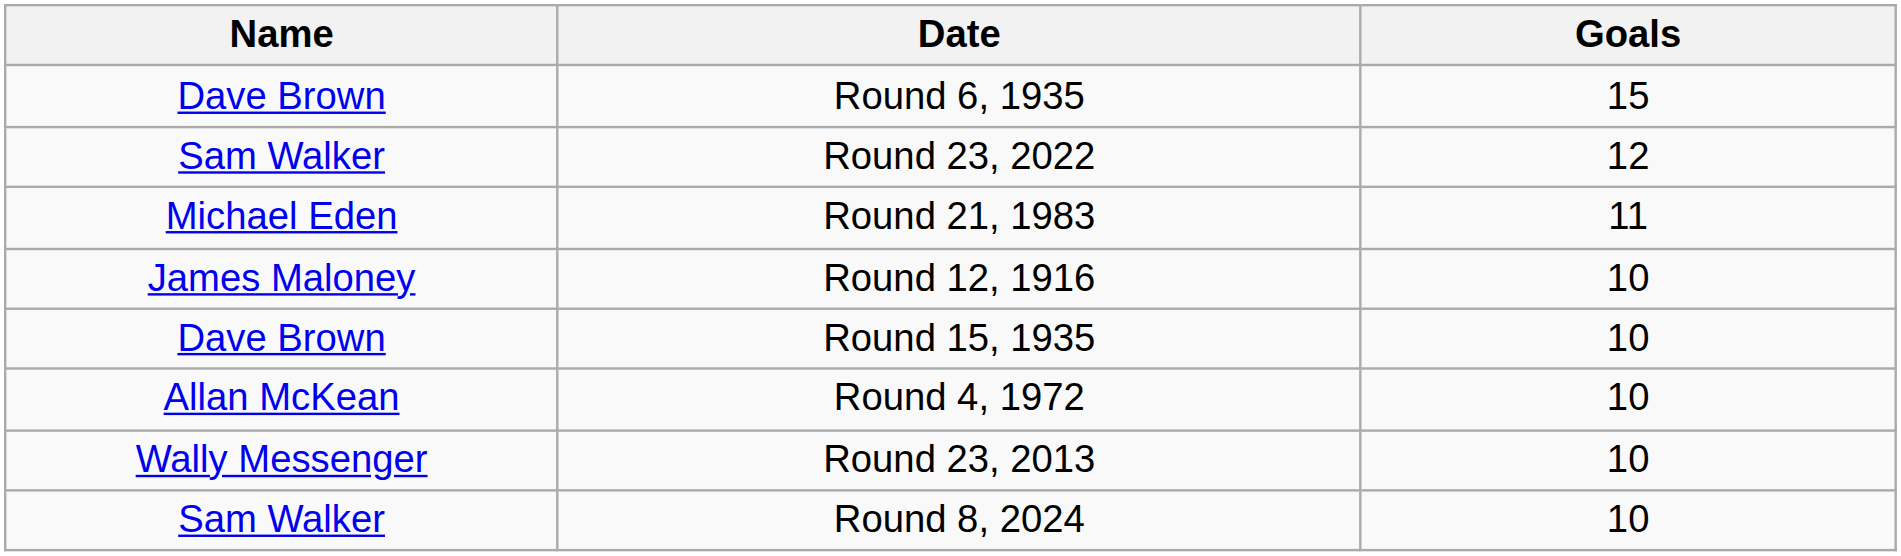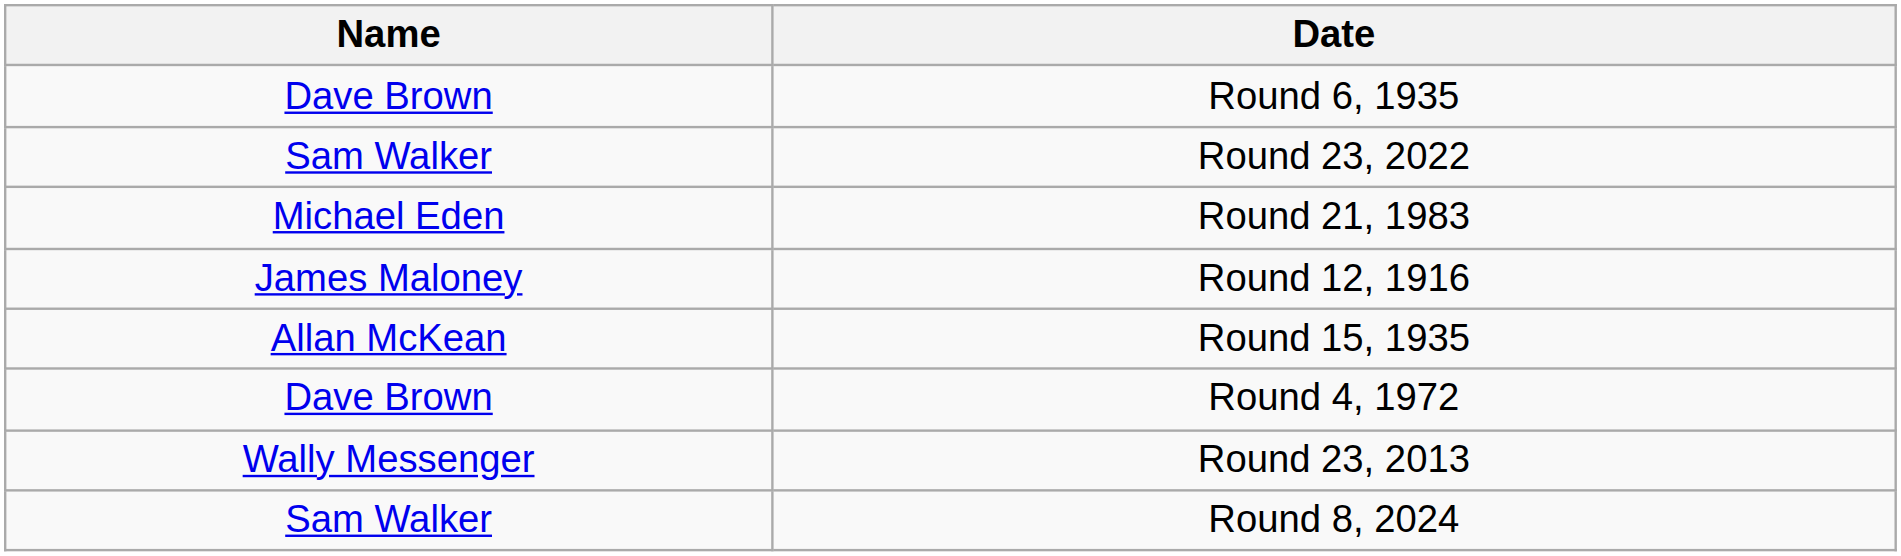- column: (1628, 34)
(282, 338) Dave Brown -> (389, 338) Allan McKean
(282, 398) Allan McKean -> (389, 398) Dave Brown
